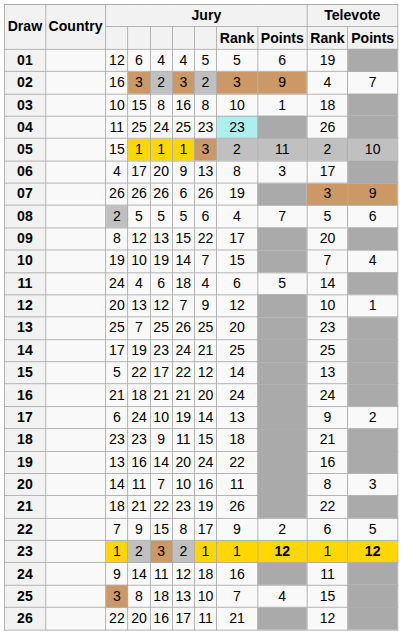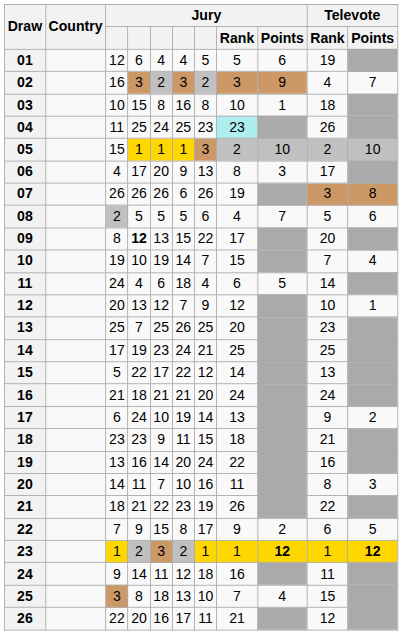(282, 149) 11 -> (282, 149) 10
(373, 194) 9 -> (373, 194) 8
(139, 238) normal -> (139, 238) bold
